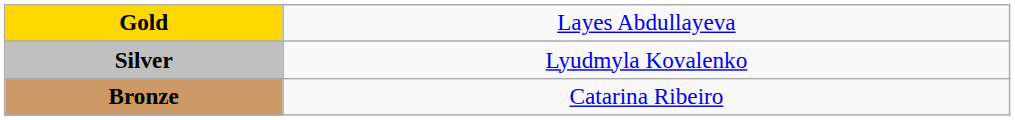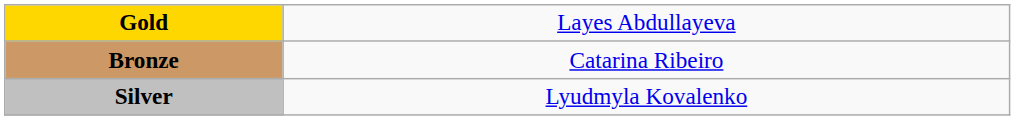rows swapped: (144, 59) <-> (144, 96)
